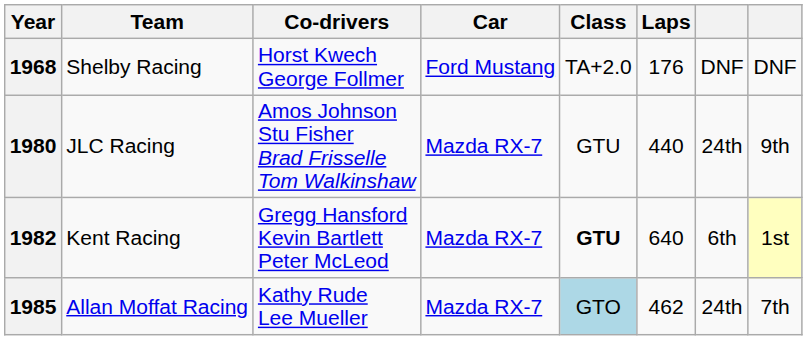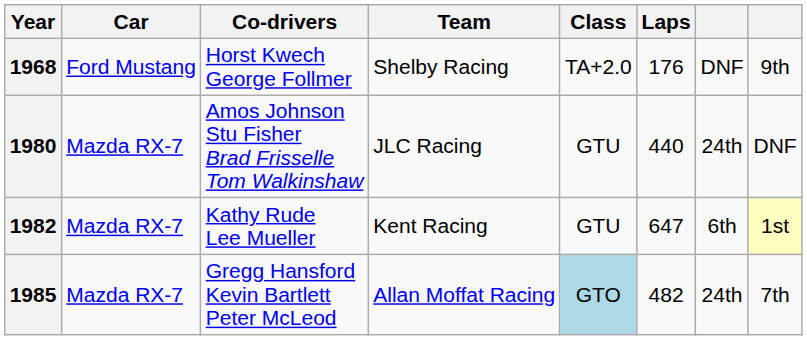columns swapped: (157, 22) <-> (490, 22)
(775, 67) DNF -> (775, 67) 9th
(775, 147) 9th -> (775, 147) DNF
(333, 238) Gregg Hansford Kevin Bartlett Peter McLeod -> (261, 226) Kathy Rude Lee Mueller
(598, 238) bold -> (598, 226) normal
(666, 238) 640 -> (666, 226) 647
(313, 306) Kathy Rude Lee Mueller -> (280, 295) Gregg Hansford Kevin Bartlett Peter McLeod
(666, 306) 462 -> (666, 295) 482
